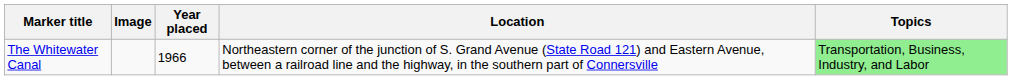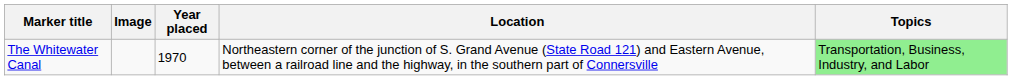(172, 57) 1966 -> (172, 57) 1970
